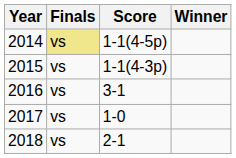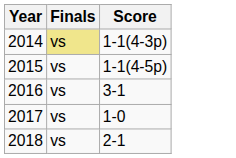- column: (201, 16)
(135, 41) 1-1(4-5p) -> (135, 41) 1-1(4-3p)
(135, 66) 1-1(4-3p) -> (135, 66) 1-1(4-5p)
